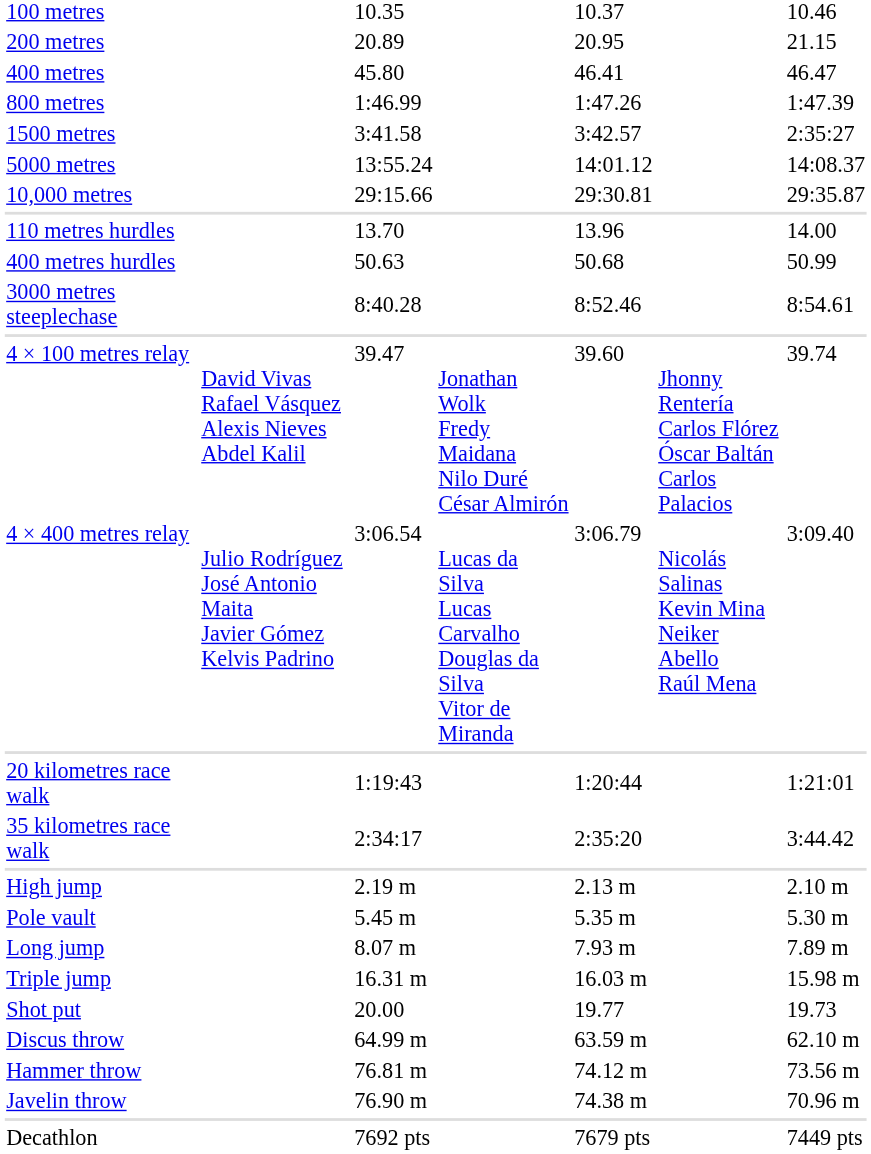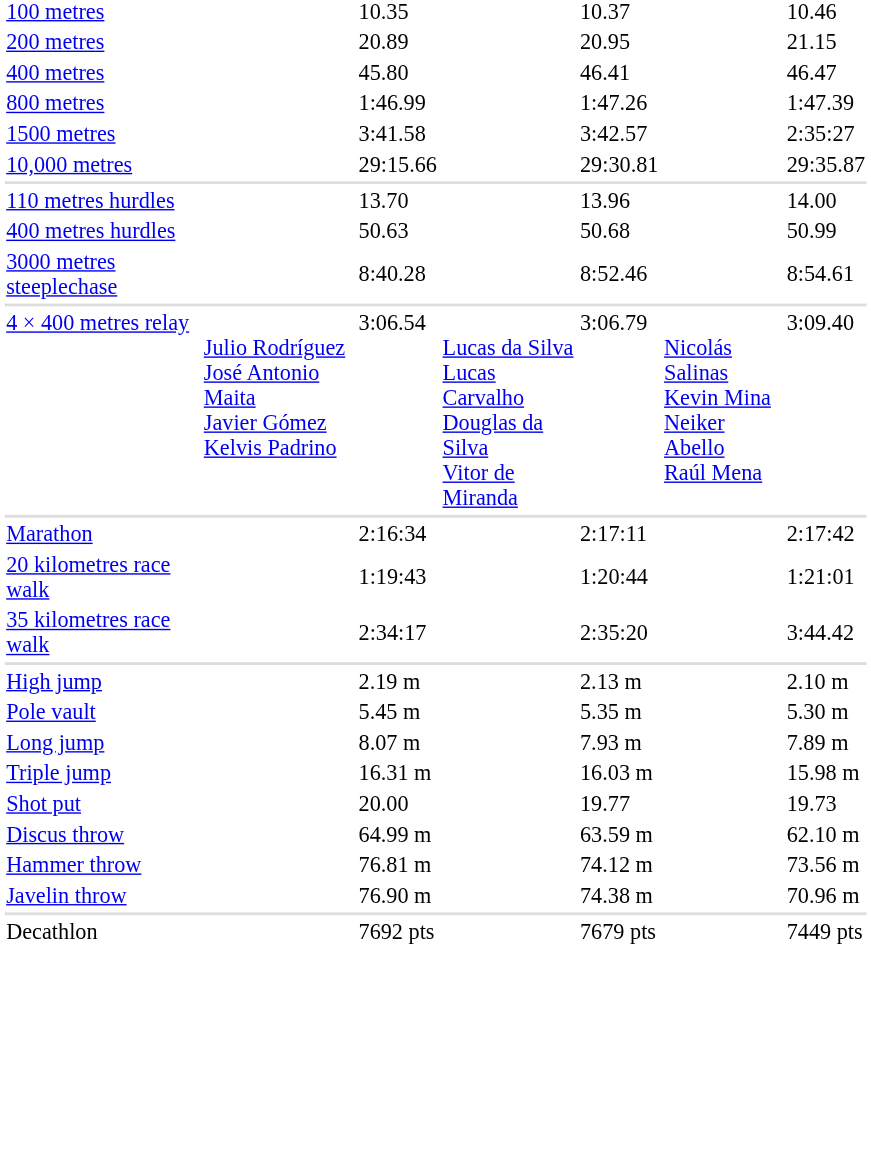- row: (61, 164)
- row: (98, 353)
+ row: (49, 534)
